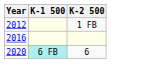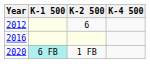+ column: (126, 11)
(87, 25) 1 FB -> (87, 25) 6
(87, 52) 6 -> (87, 52) 1 FB
